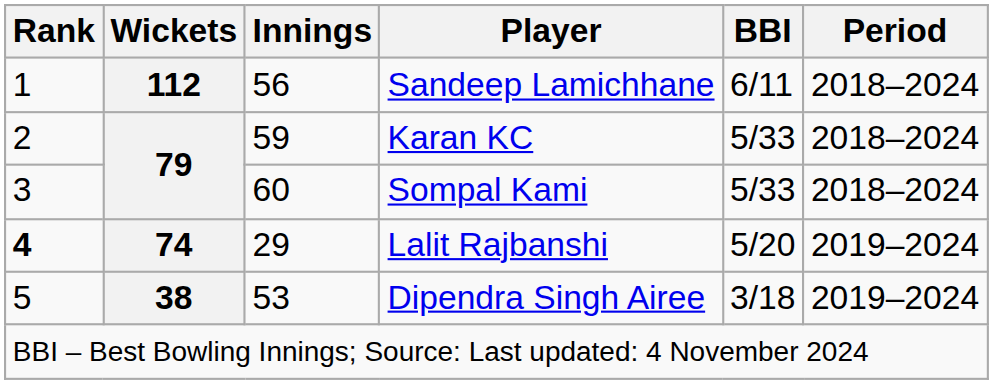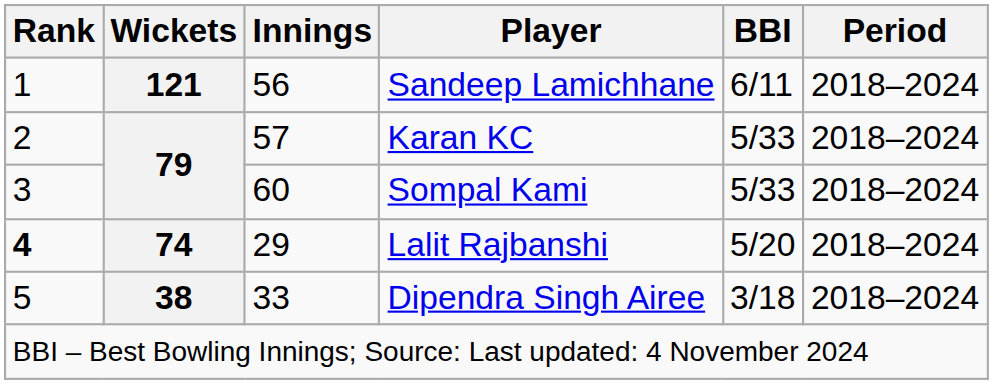(174, 84) 112 -> (174, 84) 121
(271, 137) 59 -> (271, 137) 57
(895, 244) 2019–2024 -> (895, 244) 2018–2024
(271, 297) 53 -> (271, 297) 33
(895, 297) 2019–2024 -> (895, 297) 2018–2024
